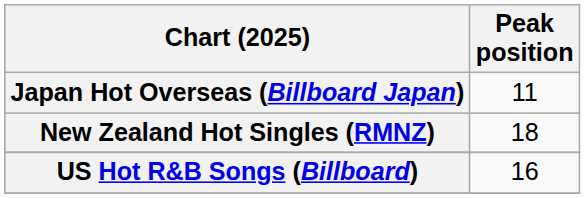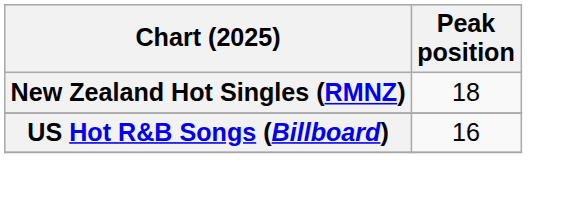- row: (237, 92)
